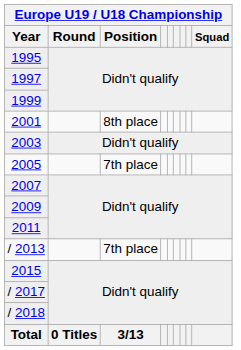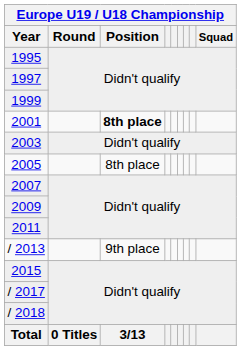(131, 121) normal -> (132, 121) bold
(131, 164) 7th place -> (132, 164) 8th place
(131, 249) 7th place -> (132, 249) 9th place
